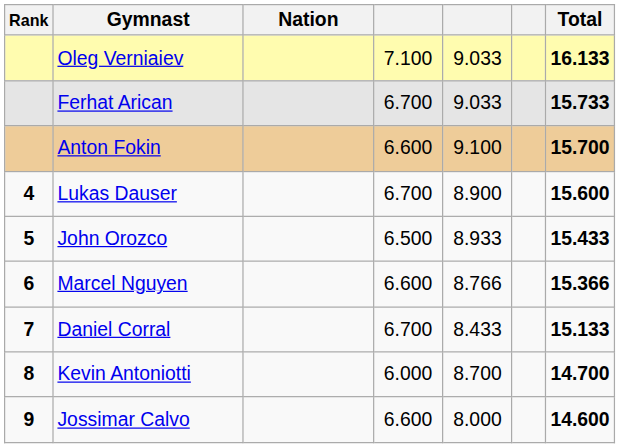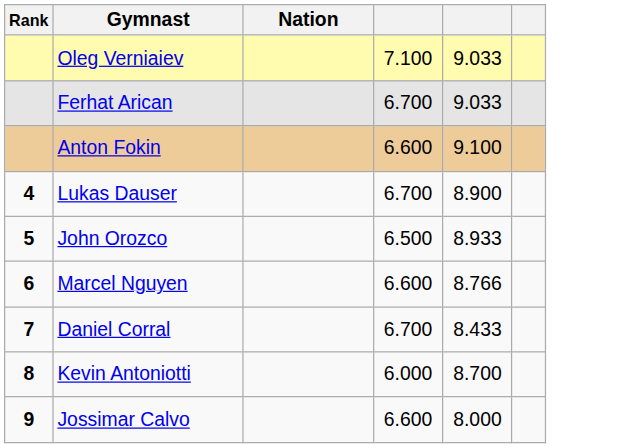- column: (580, 19)
